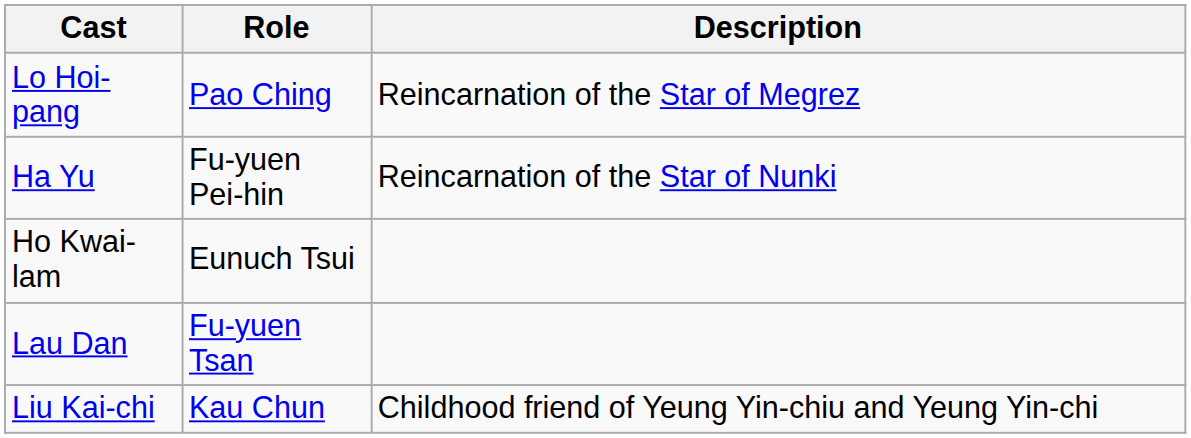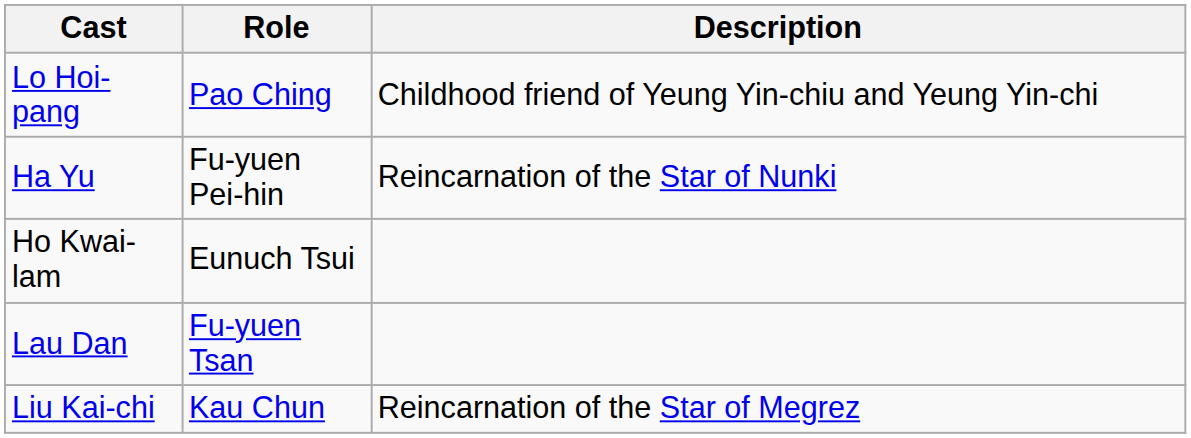(619, 94) Reincarnation of the Star of Megrez -> (738, 94) Childhood friend of Yeung Yin-chiu and Yeung Yin-chi
(738, 408) Childhood friend of Yeung Yin-chiu and Yeung Yin-chi -> (619, 408) Reincarnation of the Star of Megrez
